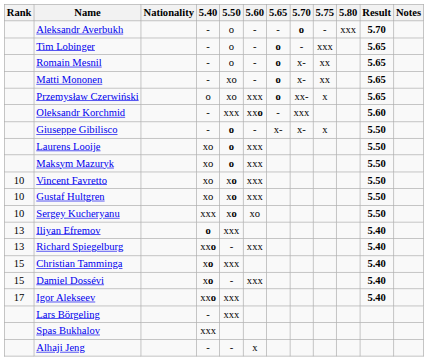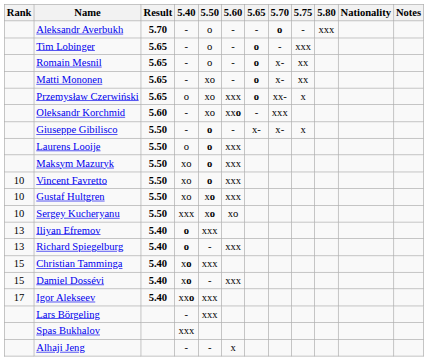columns swapped: (169, 12) <-> (377, 12)
(231, 113) xxx -> (210, 113) xo
(208, 146) xo -> (186, 146) o
(231, 180) xo -> (210, 180) o
(208, 247) xxo -> (186, 247) o
